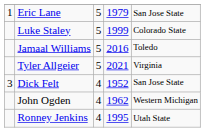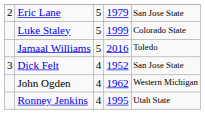(10, 13) 1 -> (10, 13) 2
- row: (48, 65)
